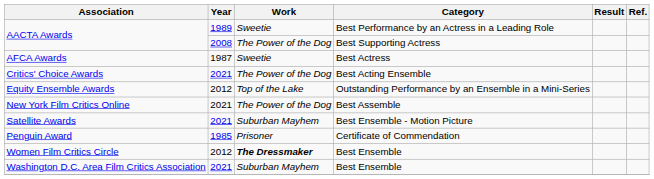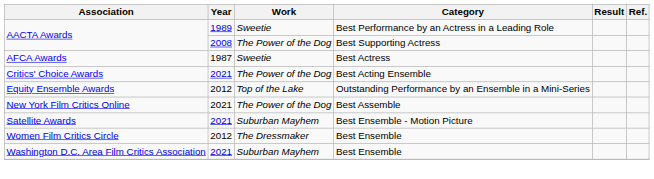- row: (39, 136)
(274, 151) bold -> (273, 136) normal
